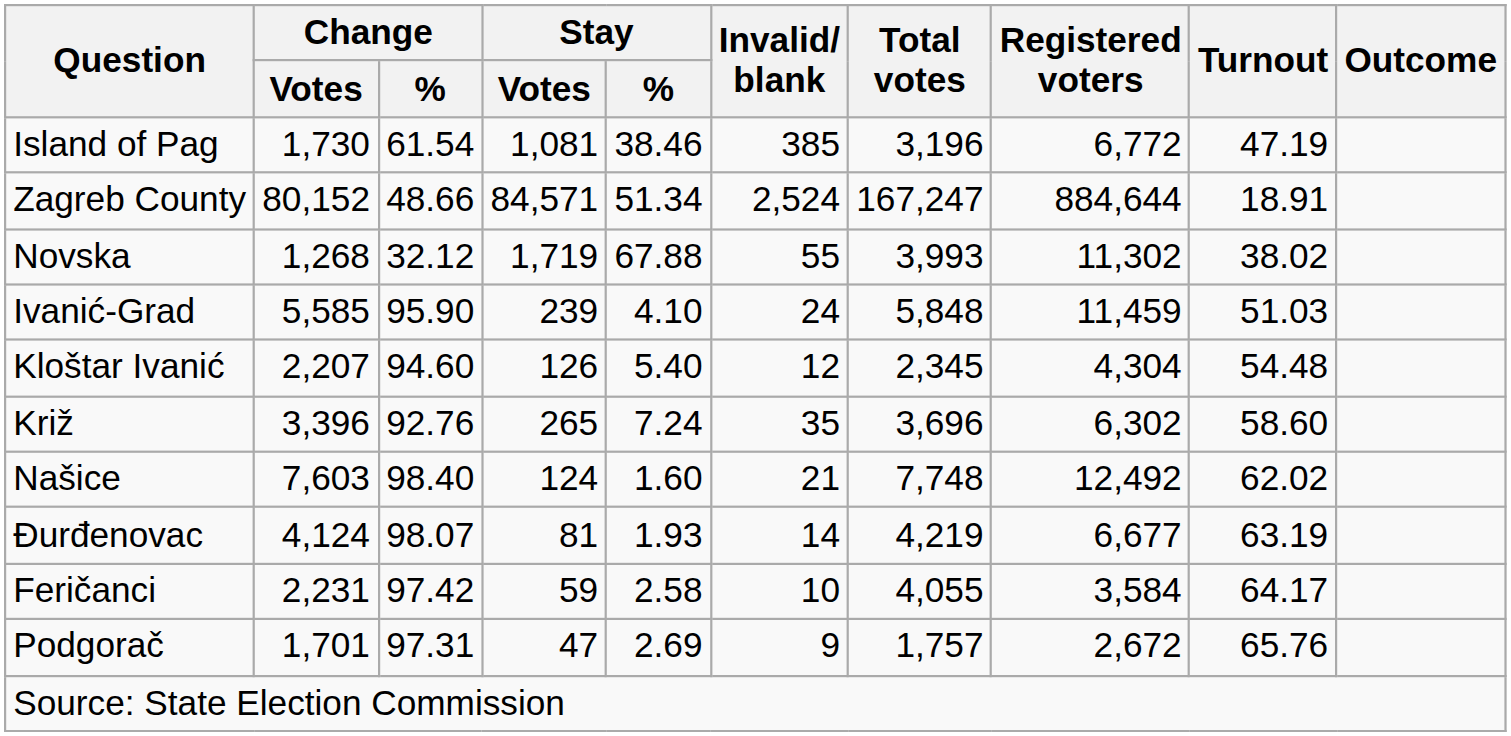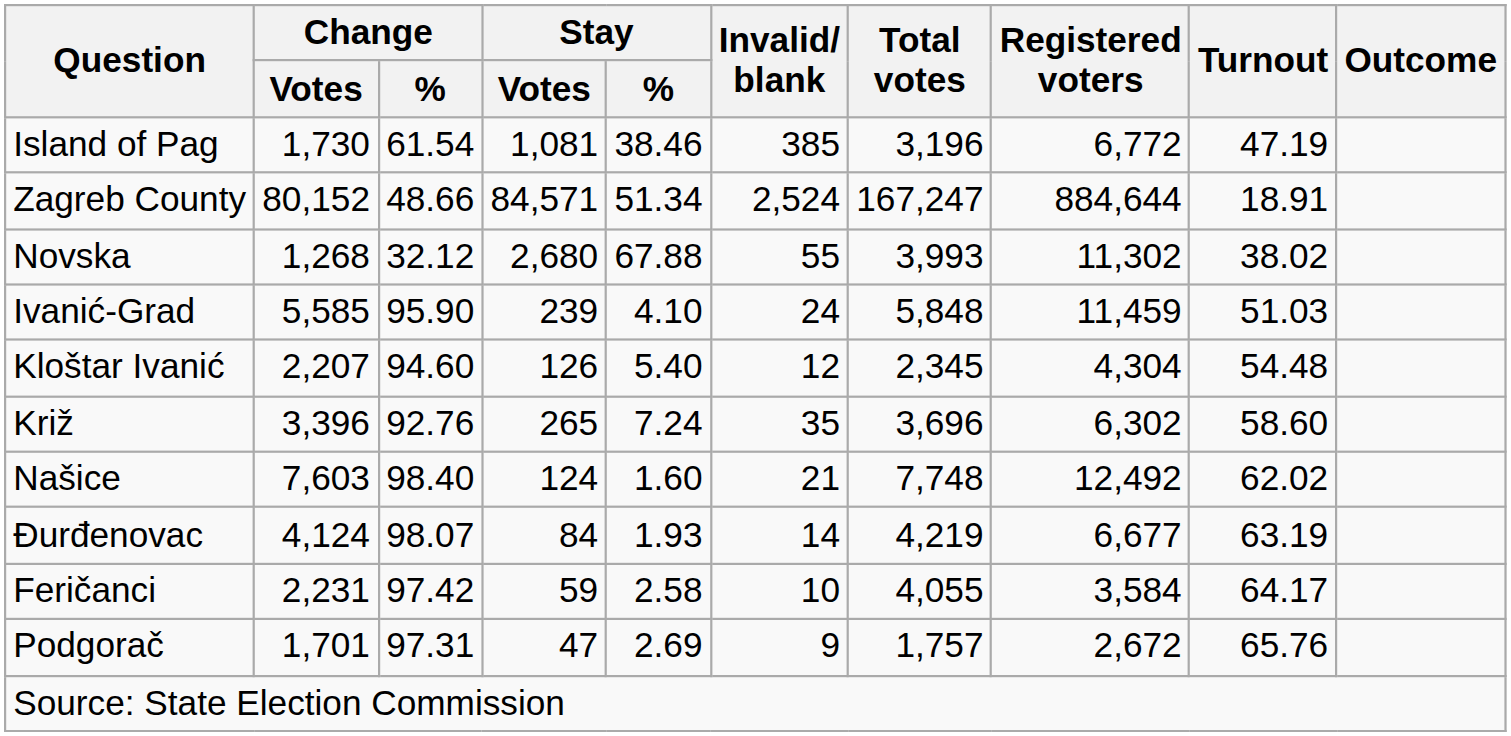(554, 255) 1,719 -> (554, 255) 2,680
(579, 534) 81 -> (579, 534) 84
